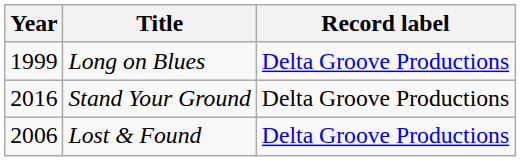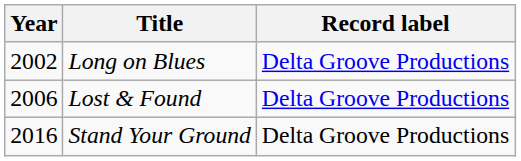(34, 60) 1999 -> (34, 60) 2002
rows swapped: (135, 135) <-> (160, 98)
